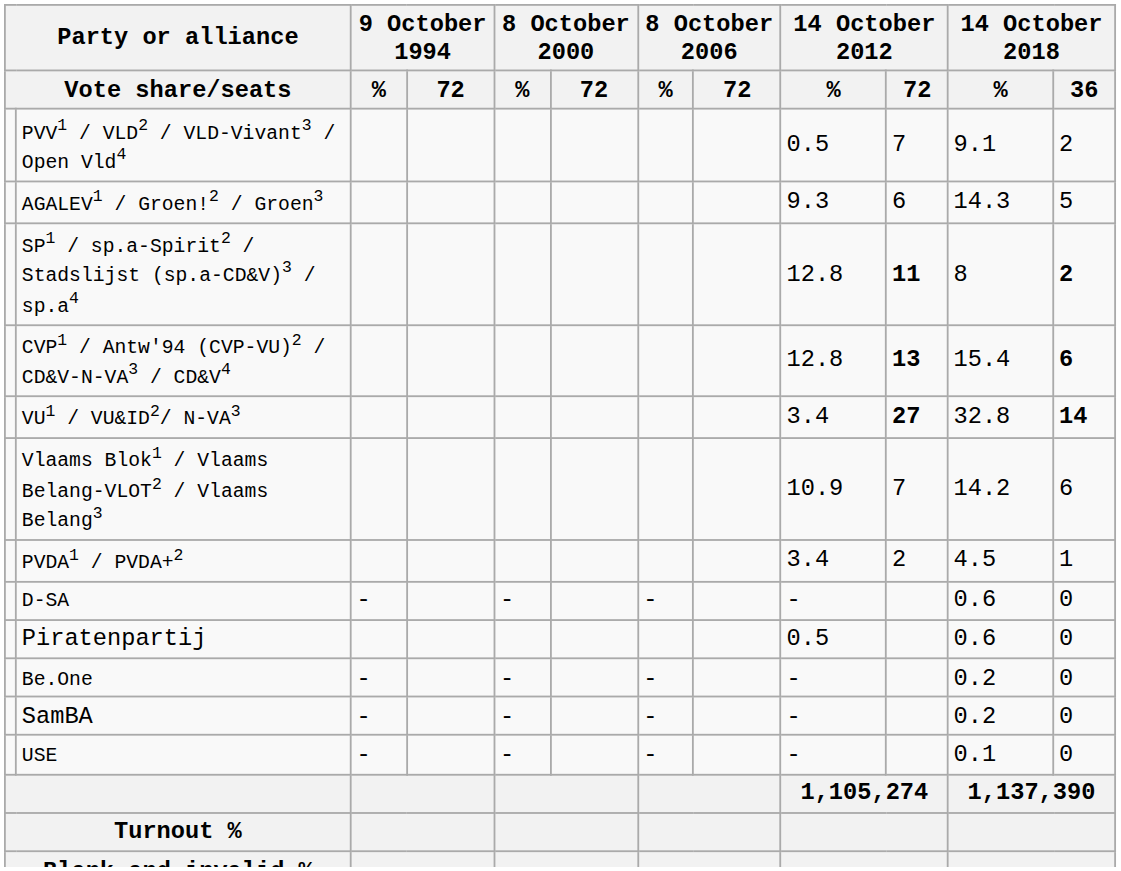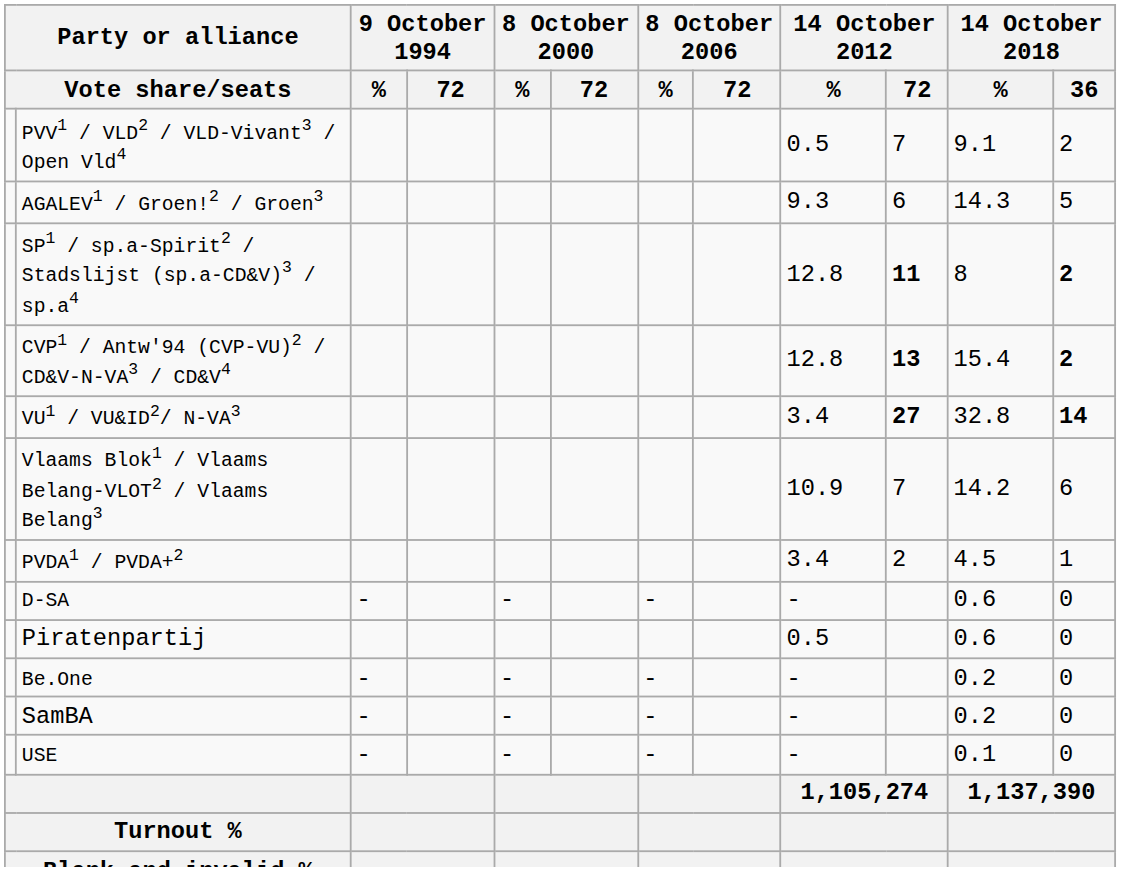(1066, 360) 6 -> (1066, 360) 2
